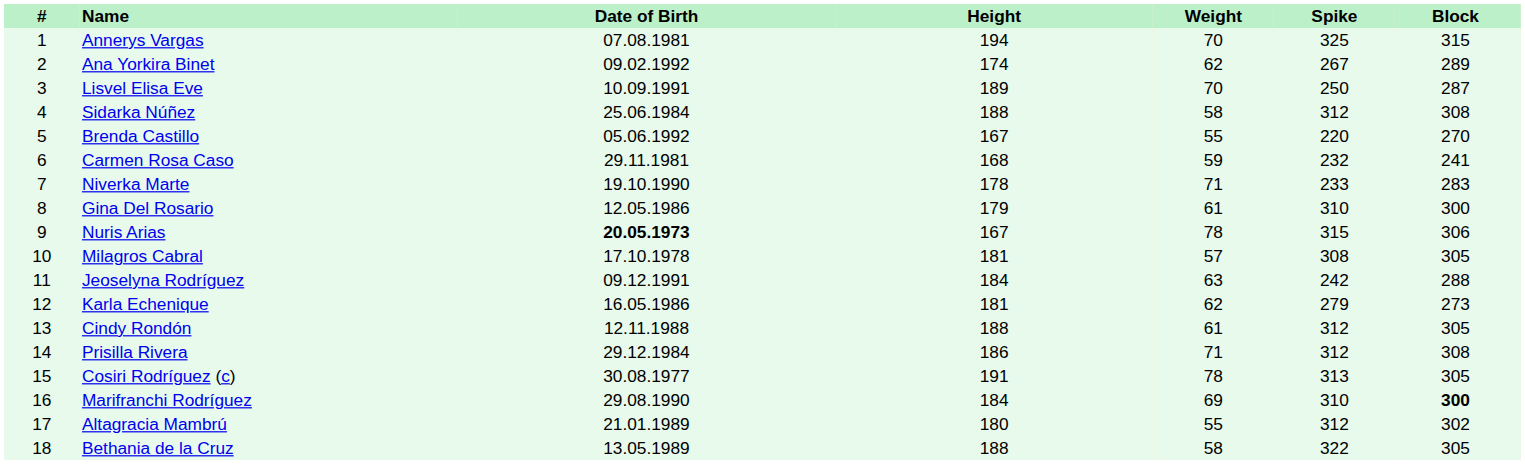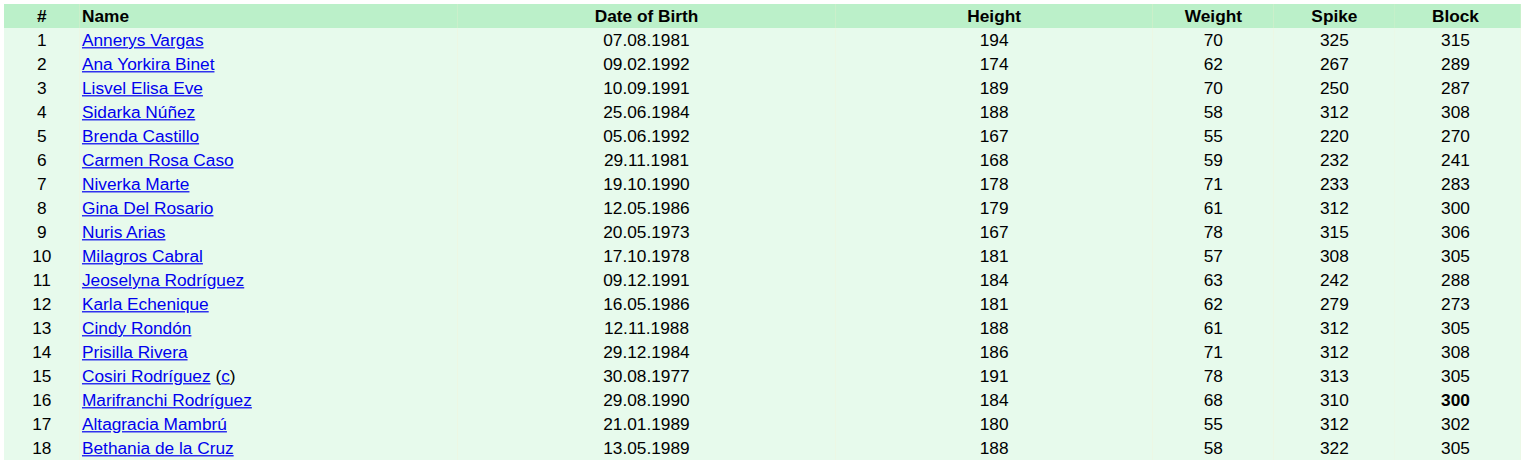(1334, 208) 310 -> (1334, 208) 312
(646, 232) bold -> (646, 232) normal
(1213, 400) 69 -> (1213, 400) 68
